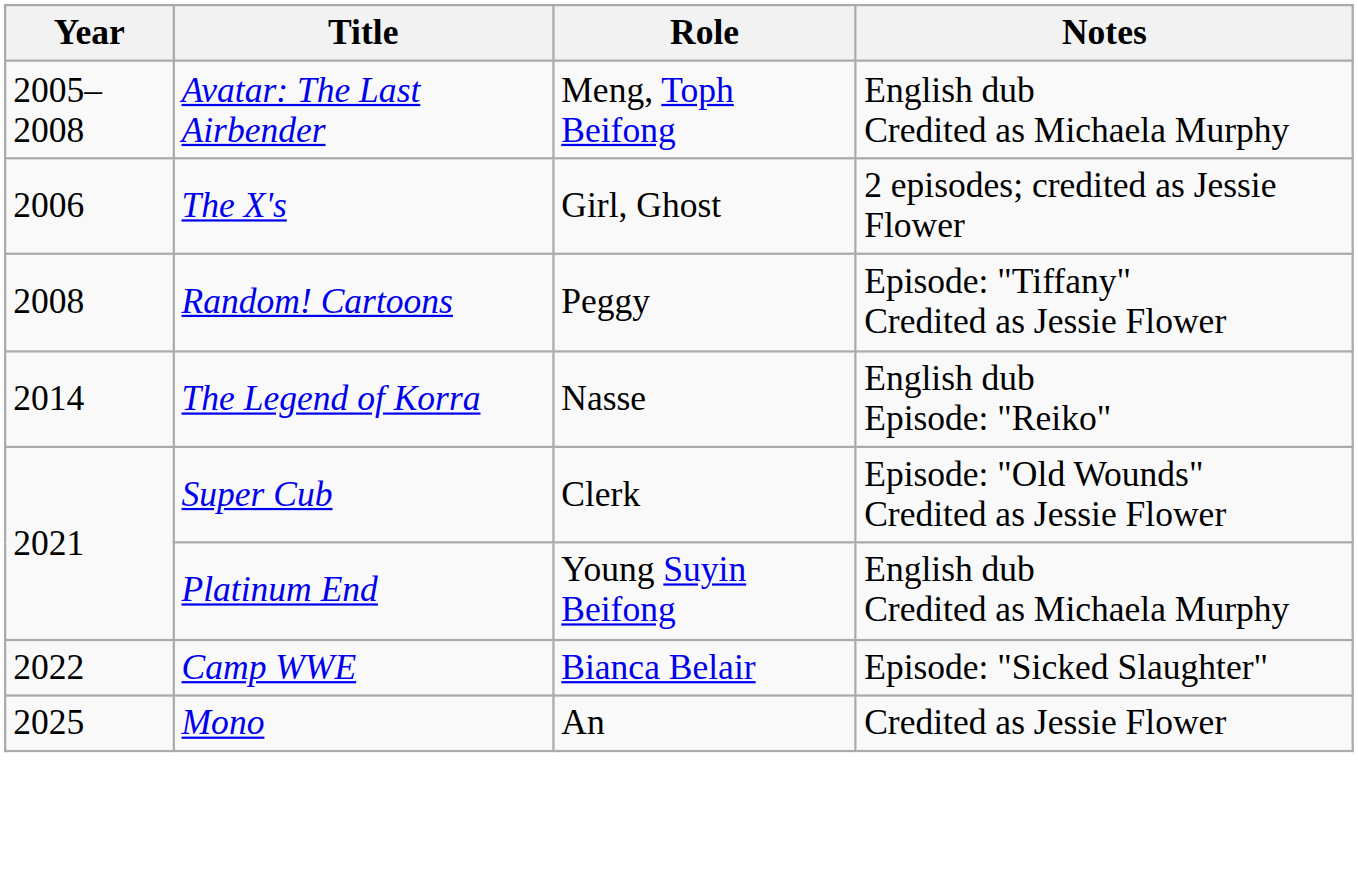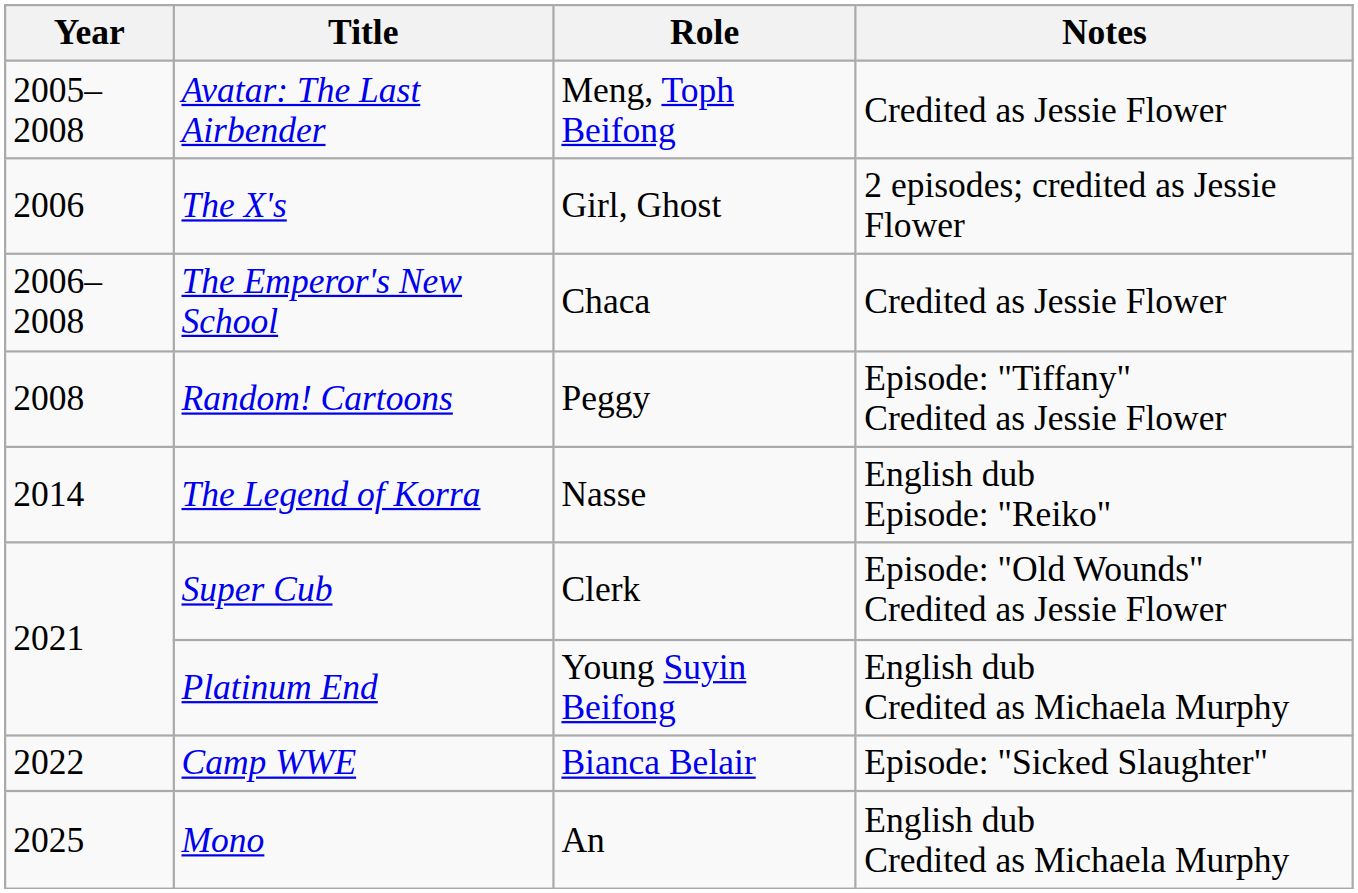(1077, 108) English dub Credited as Michaela Murphy -> (1045, 108) Credited as Jessie Flower
+ row: (322, 301)
(1045, 723) Credited as Jessie Flower -> (1077, 839) English dub Credited as Michaela Murphy
